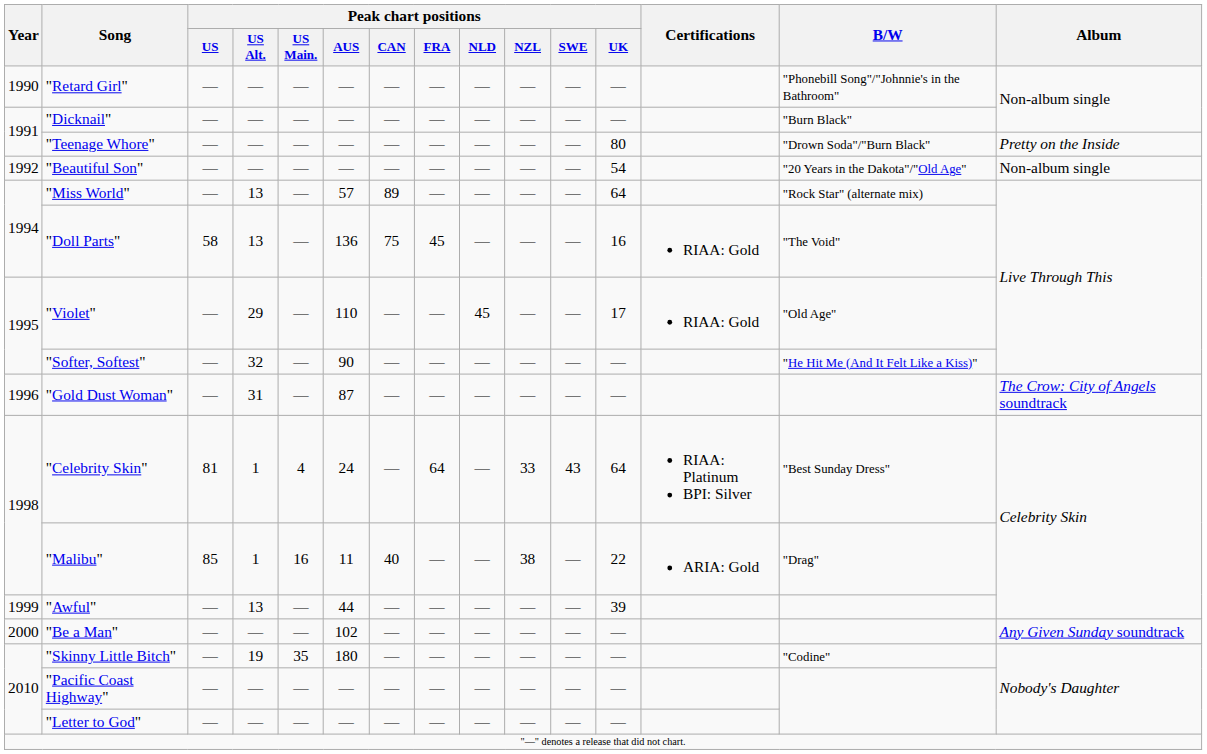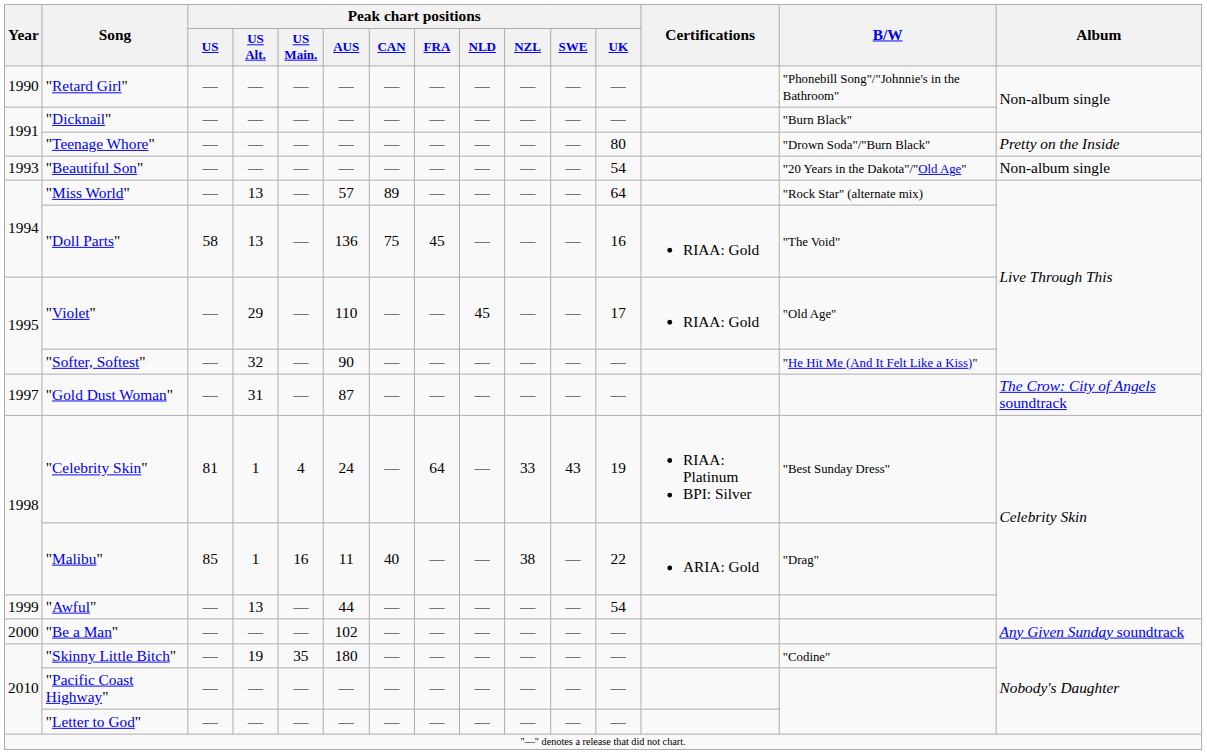(23, 168) 1992 -> (23, 168) 1993
(23, 394) 1996 -> (23, 394) 1997
(618, 469) 64 -> (618, 469) 19
(618, 607) 39 -> (618, 607) 54
